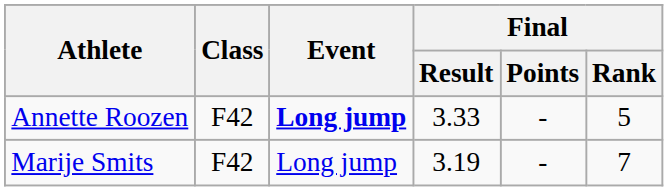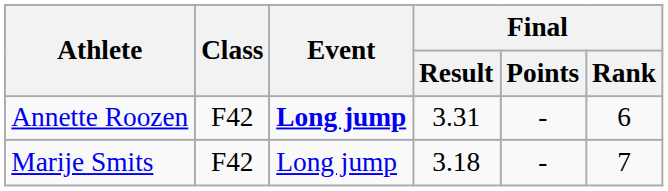(456, 117) 3.33 -> (456, 117) 3.31
(624, 117) 5 -> (624, 117) 6
(456, 162) 3.19 -> (456, 162) 3.18
